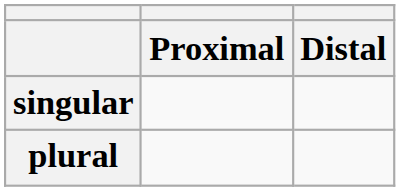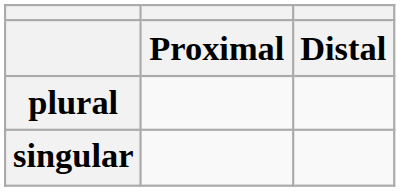rows swapped: (73, 102) <-> (73, 156)
